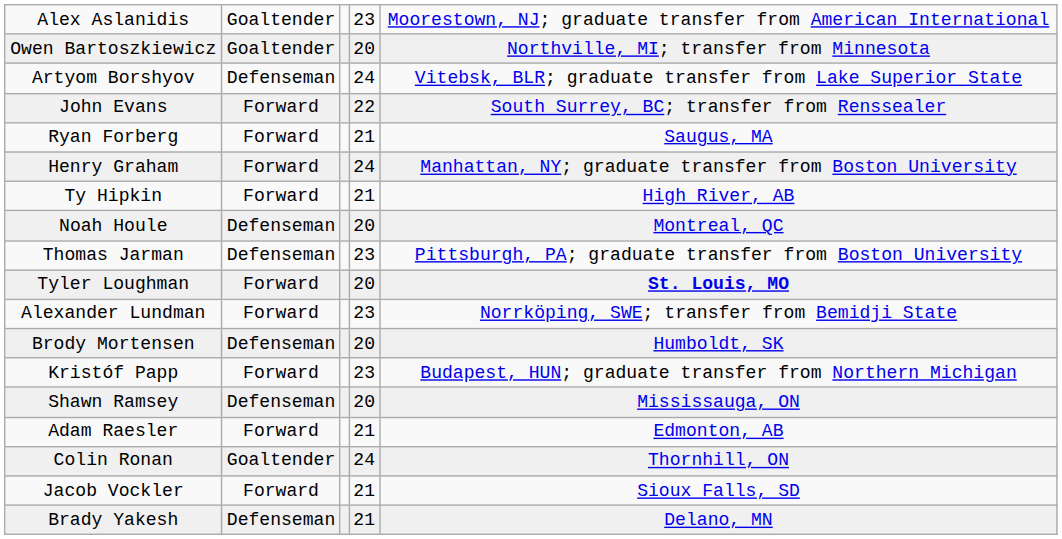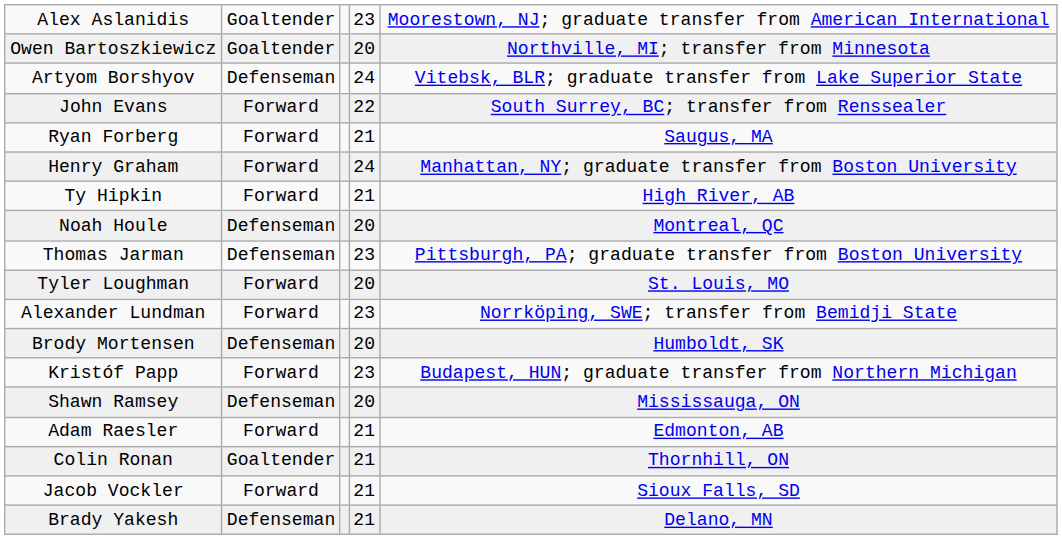(718, 284) bold -> (718, 284) normal
(364, 461) 24 -> (364, 461) 21
